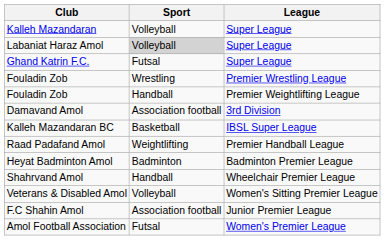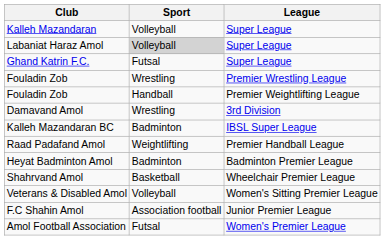(177, 111) Association football -> (153, 111) Wrestling
(156, 128) Basketball -> (157, 128) Badminton
(152, 177) Handball -> (156, 177) Basketball
